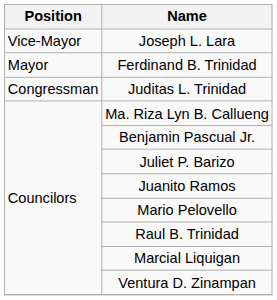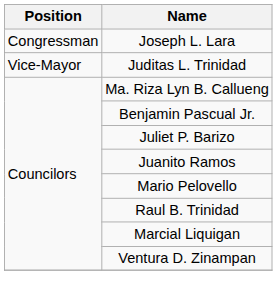(44, 41) Vice-Mayor -> (53, 41) Congressman
- row: (187, 65)
(53, 89) Congressman -> (44, 65) Vice-Mayor
